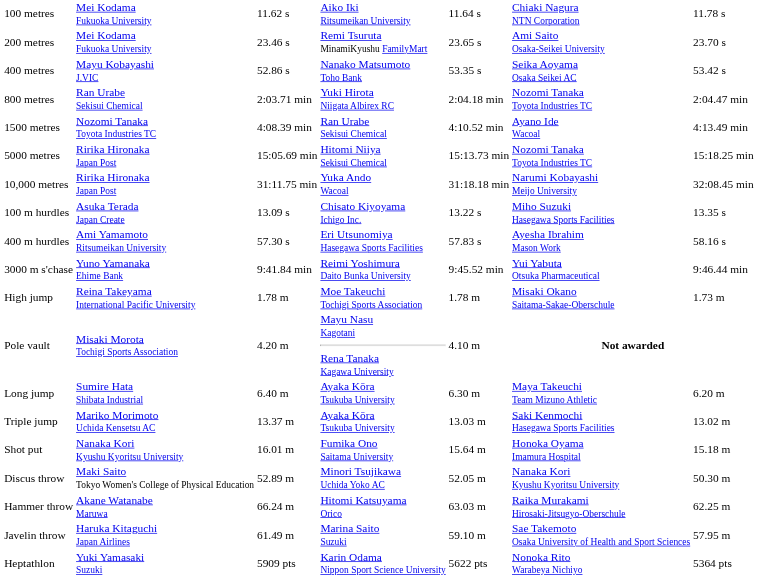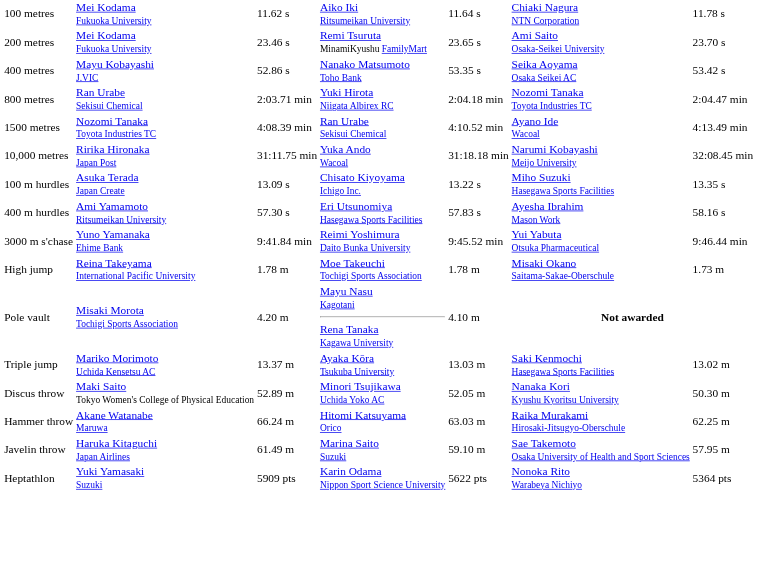- row: (32, 156)
- row: (29, 393)
- row: (23, 449)
